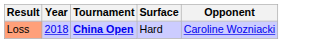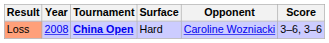+ column: (301, 13)
(56, 30) 2018 -> (56, 30) 2008
